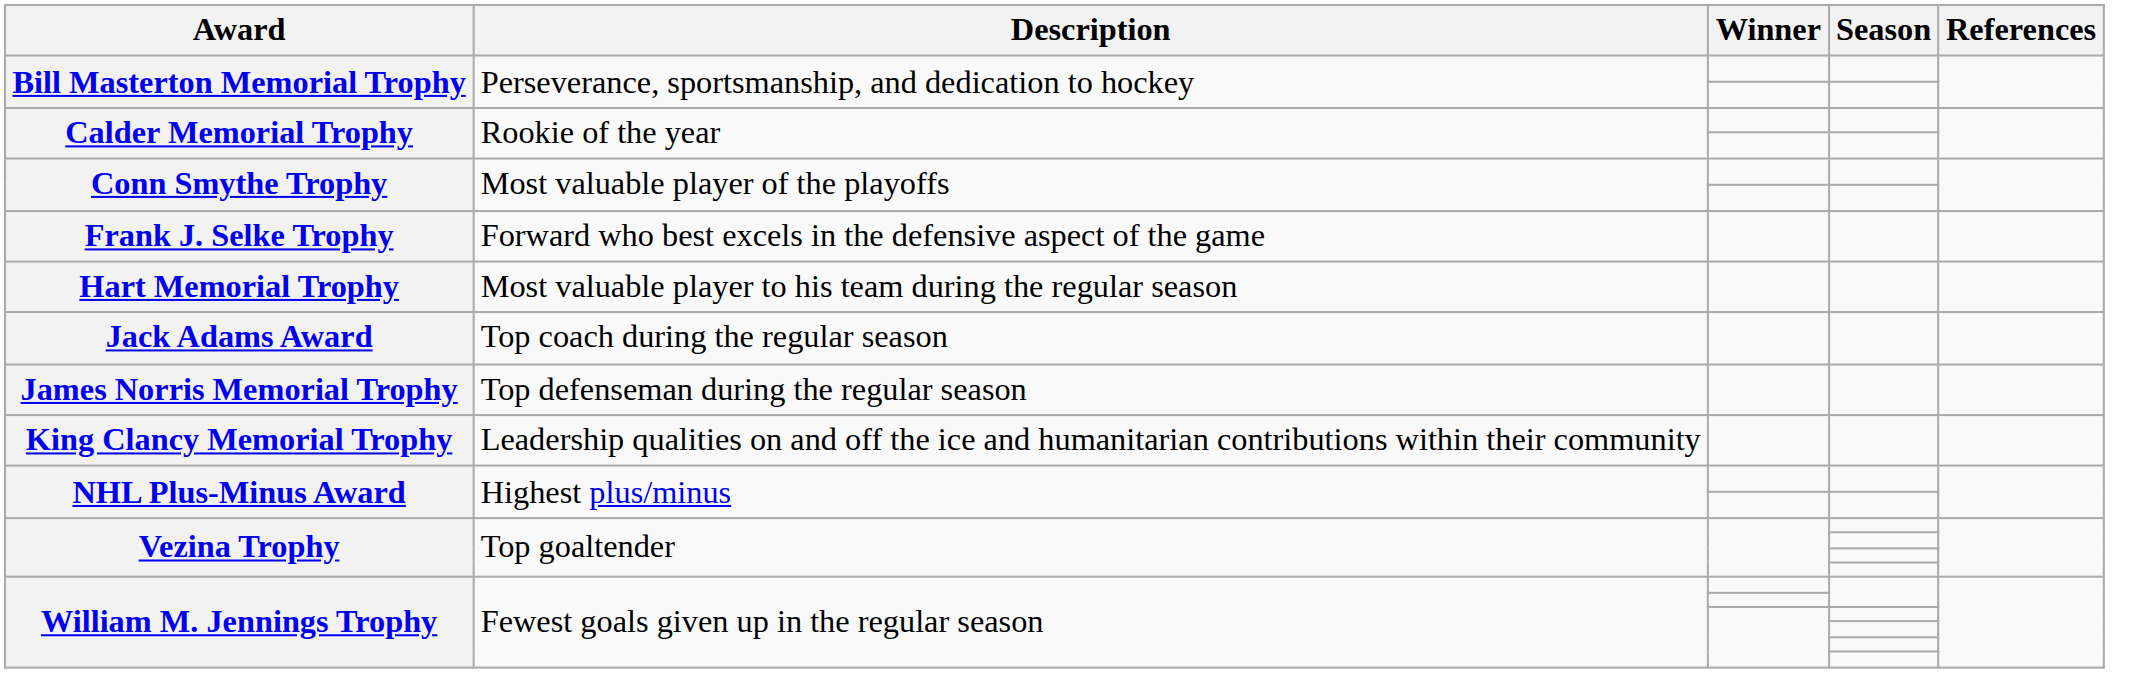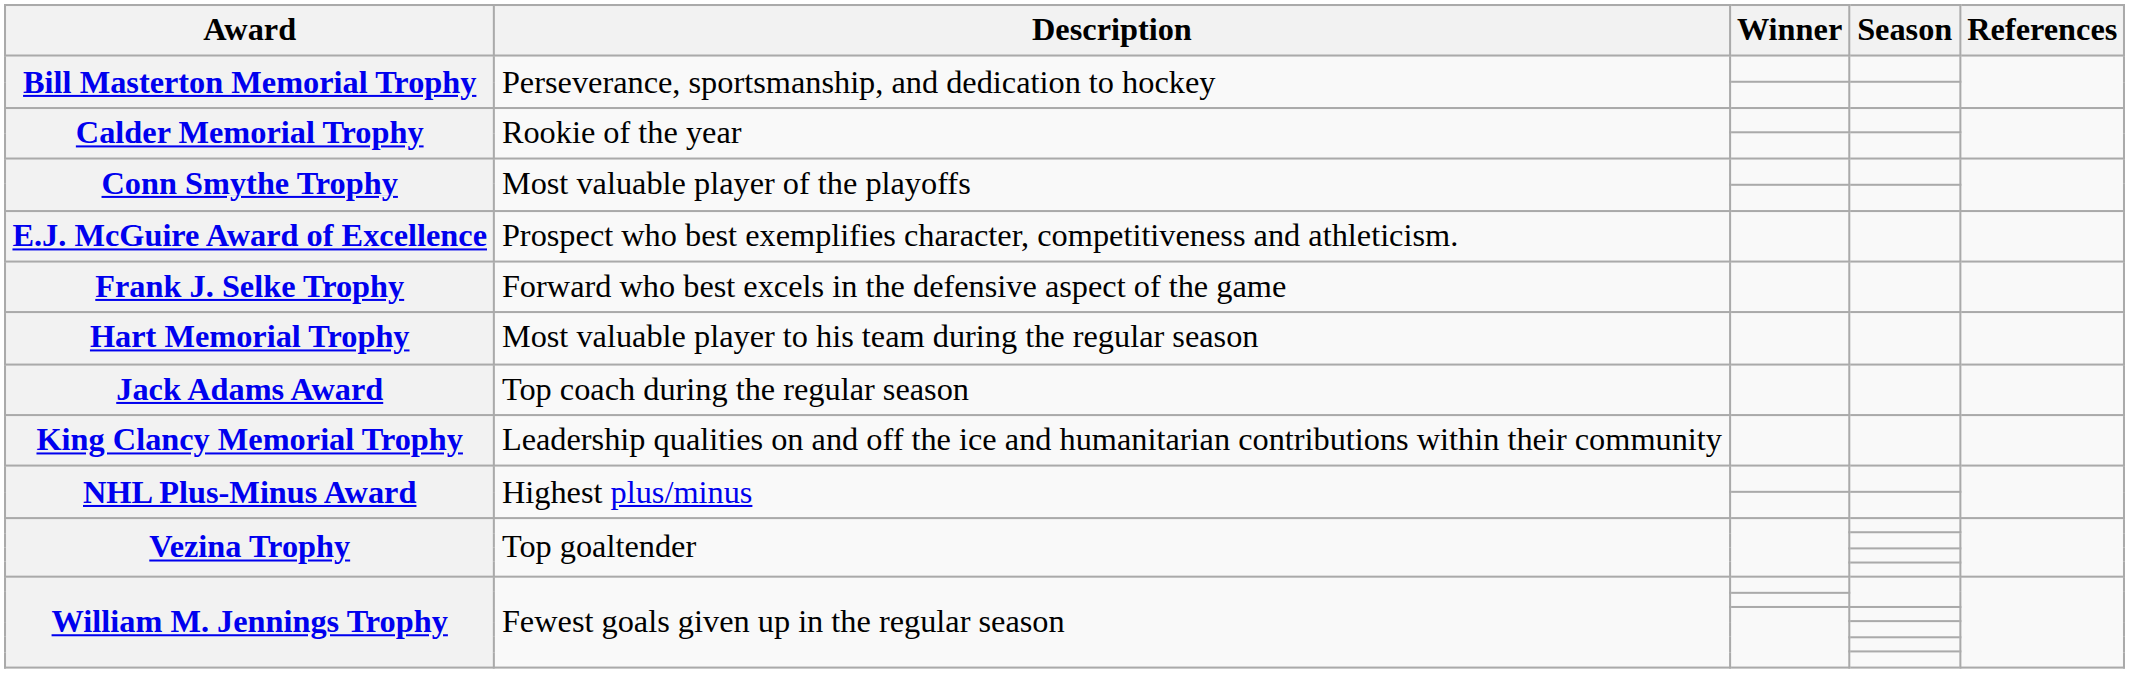+ row: (250, 235)
- row: (239, 388)
